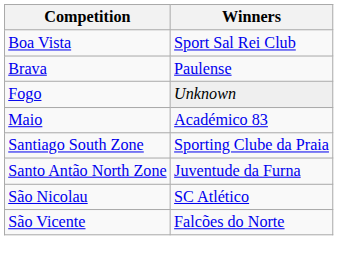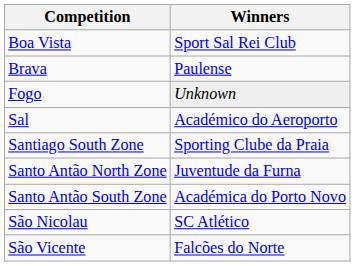- row: (25, 119)
+ row: (19, 119)
+ row: (87, 196)
